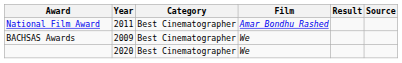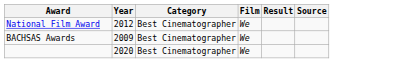(124, 24) 2011 -> (124, 24) 2012
(284, 24) Amar Bondhu Rashed -> (245, 24) We
